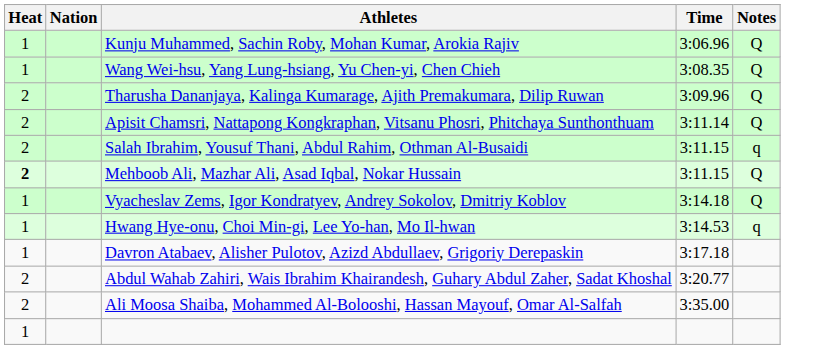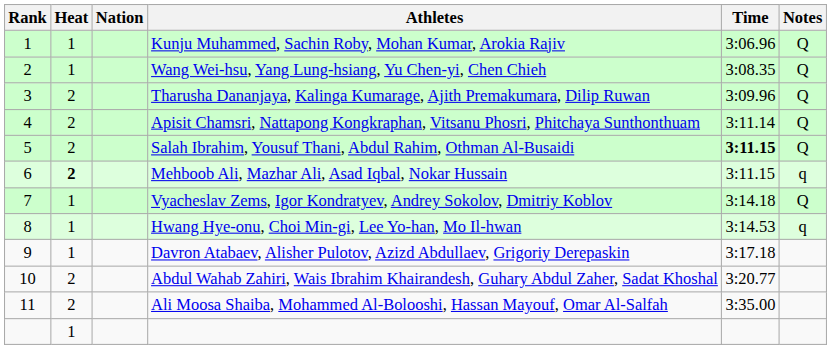+ column: (28, 17)
(704, 148) normal -> (750, 148) bold
(757, 148) q -> (803, 148) Q
(757, 174) Q -> (803, 174) q
